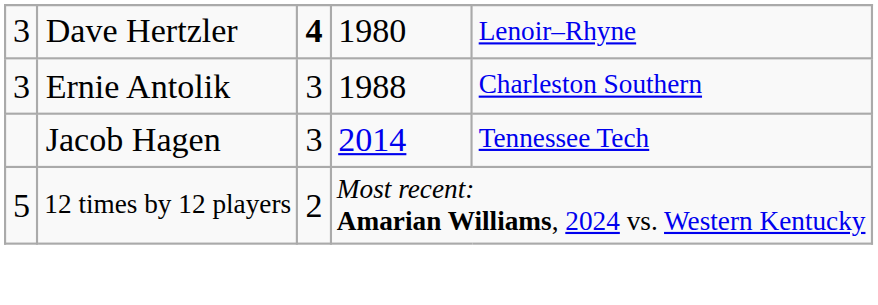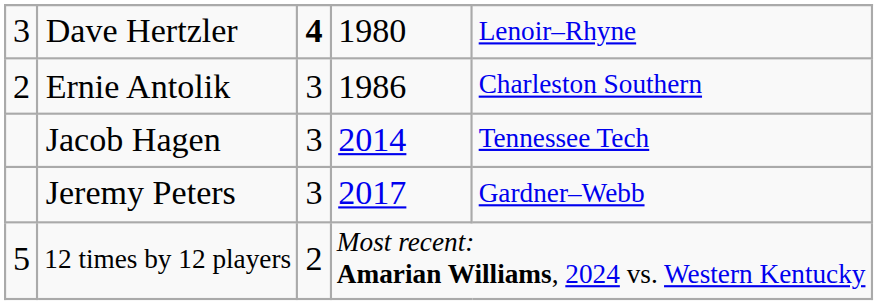(21, 85) 3 -> (21, 85) 2
(372, 85) 1988 -> (372, 85) 1986
+ row: (141, 193)
